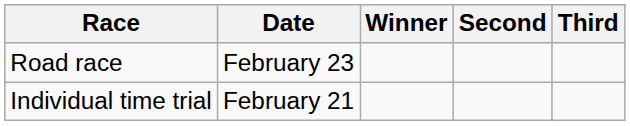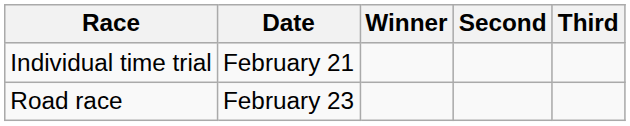rows swapped: (66, 62) <-> (111, 100)
